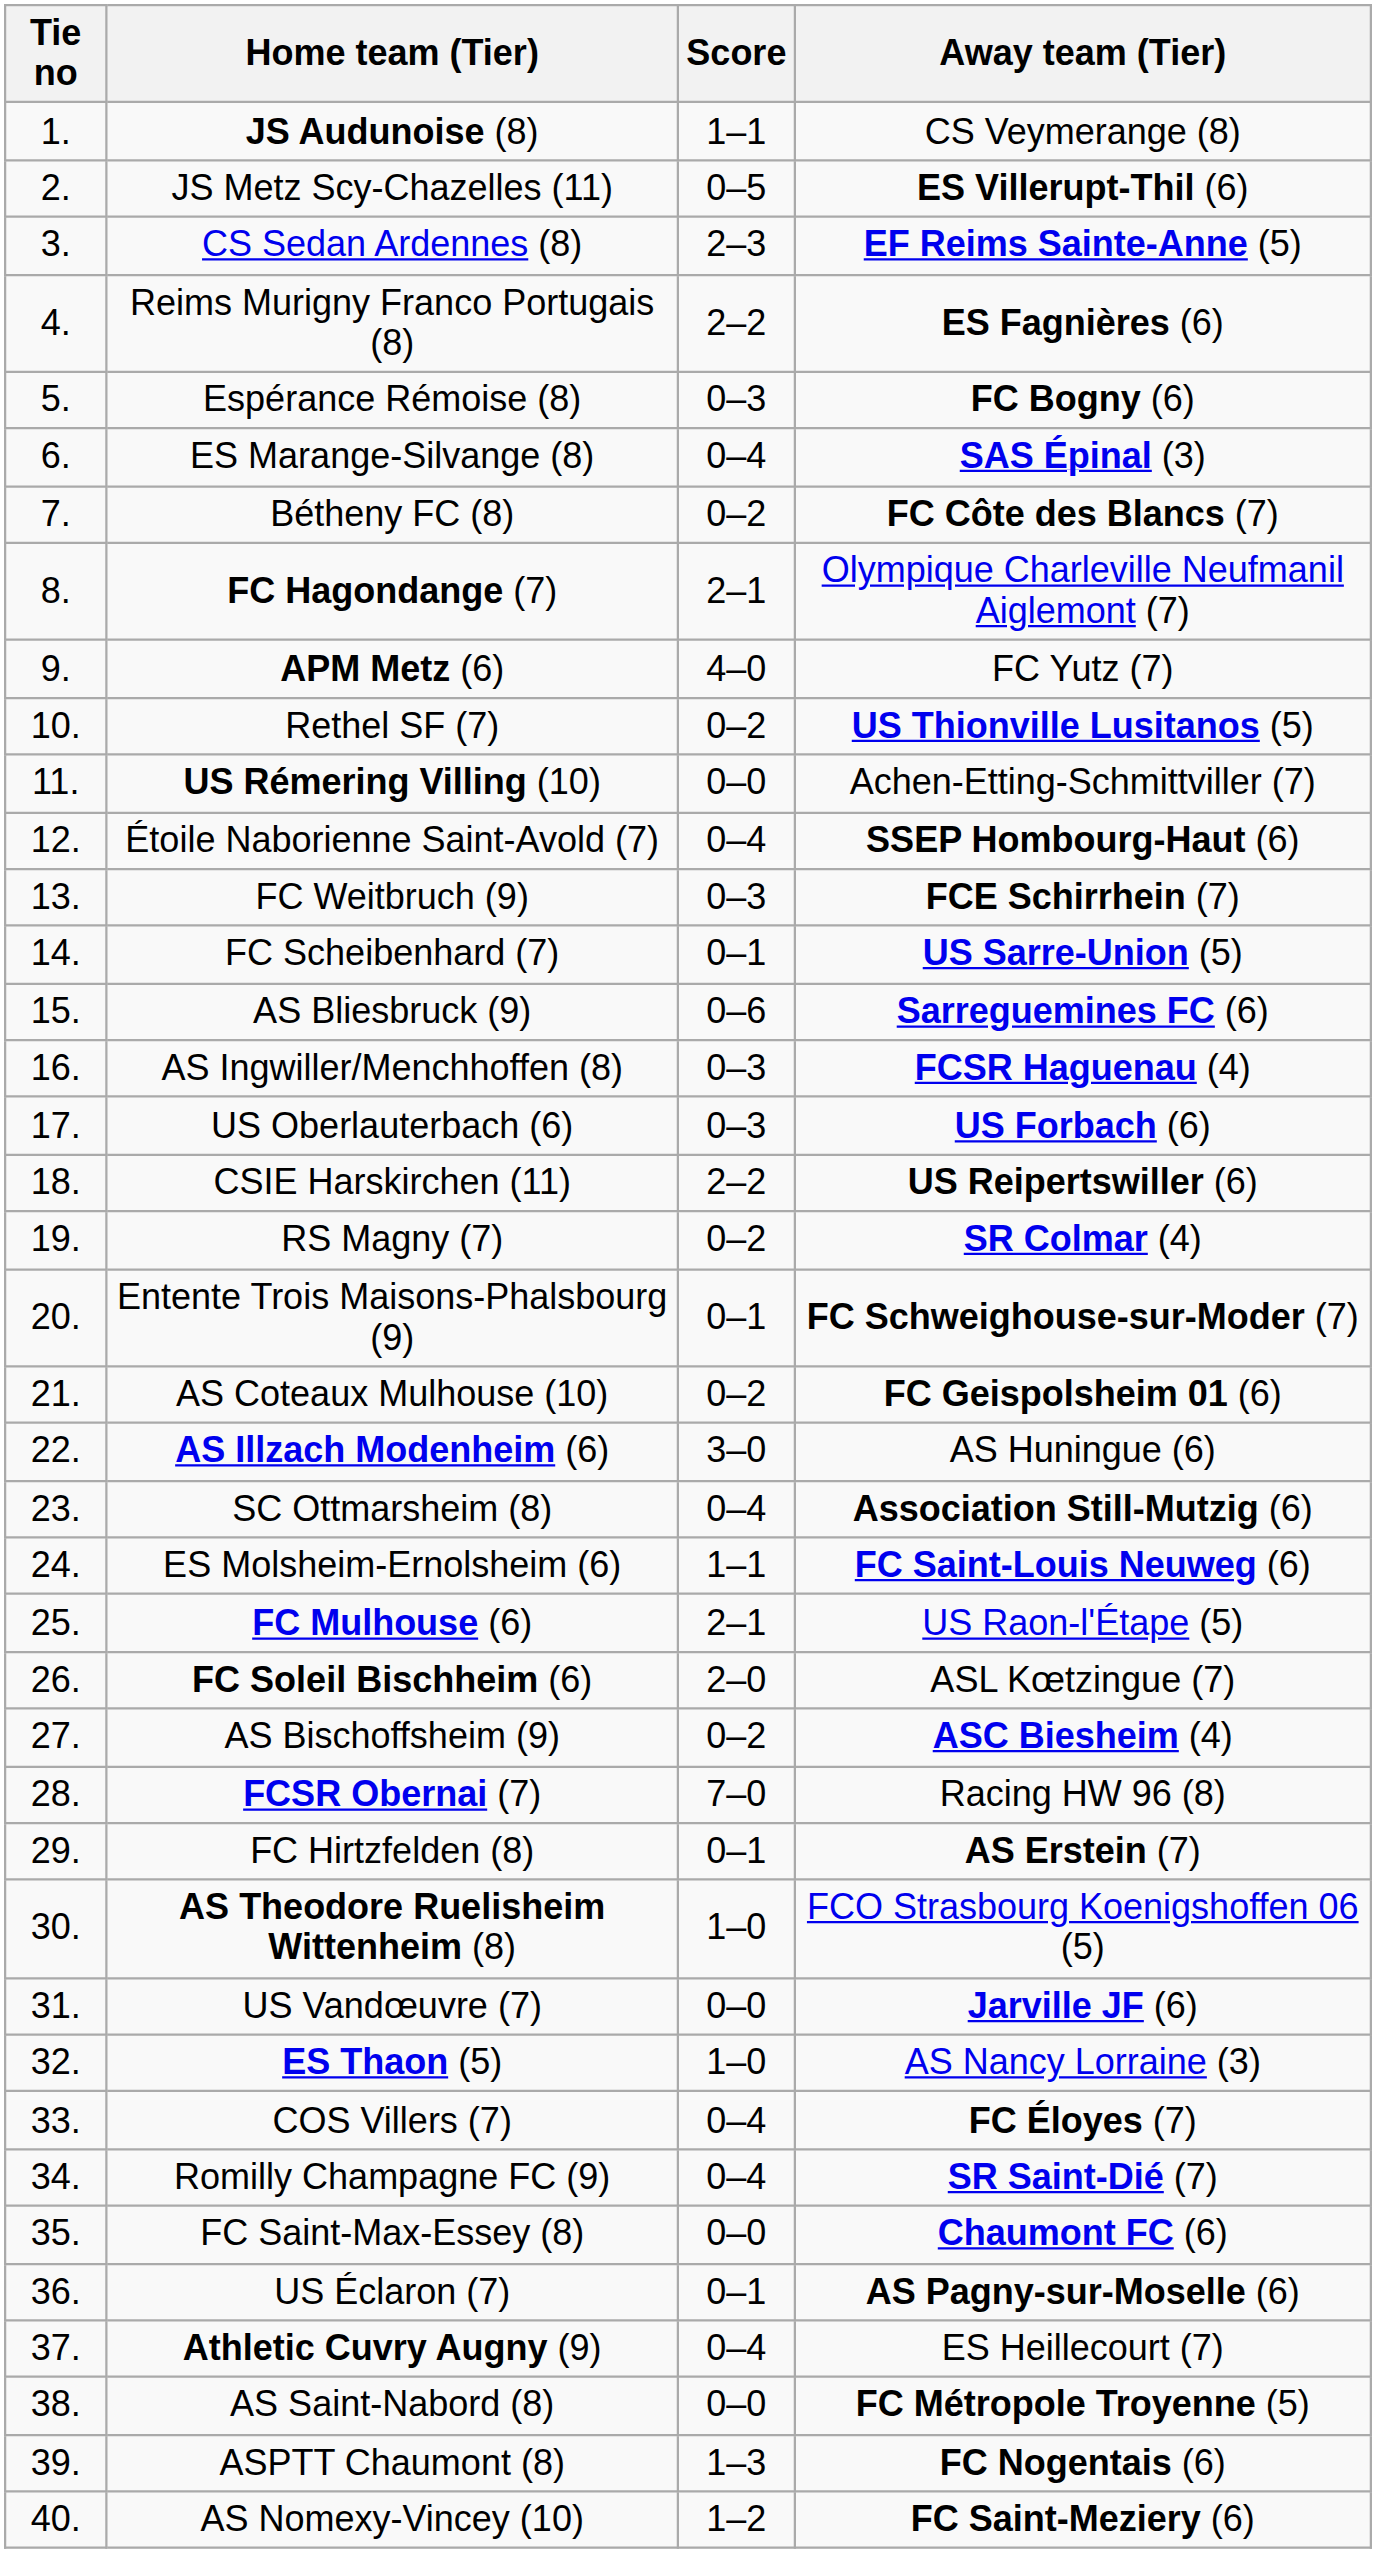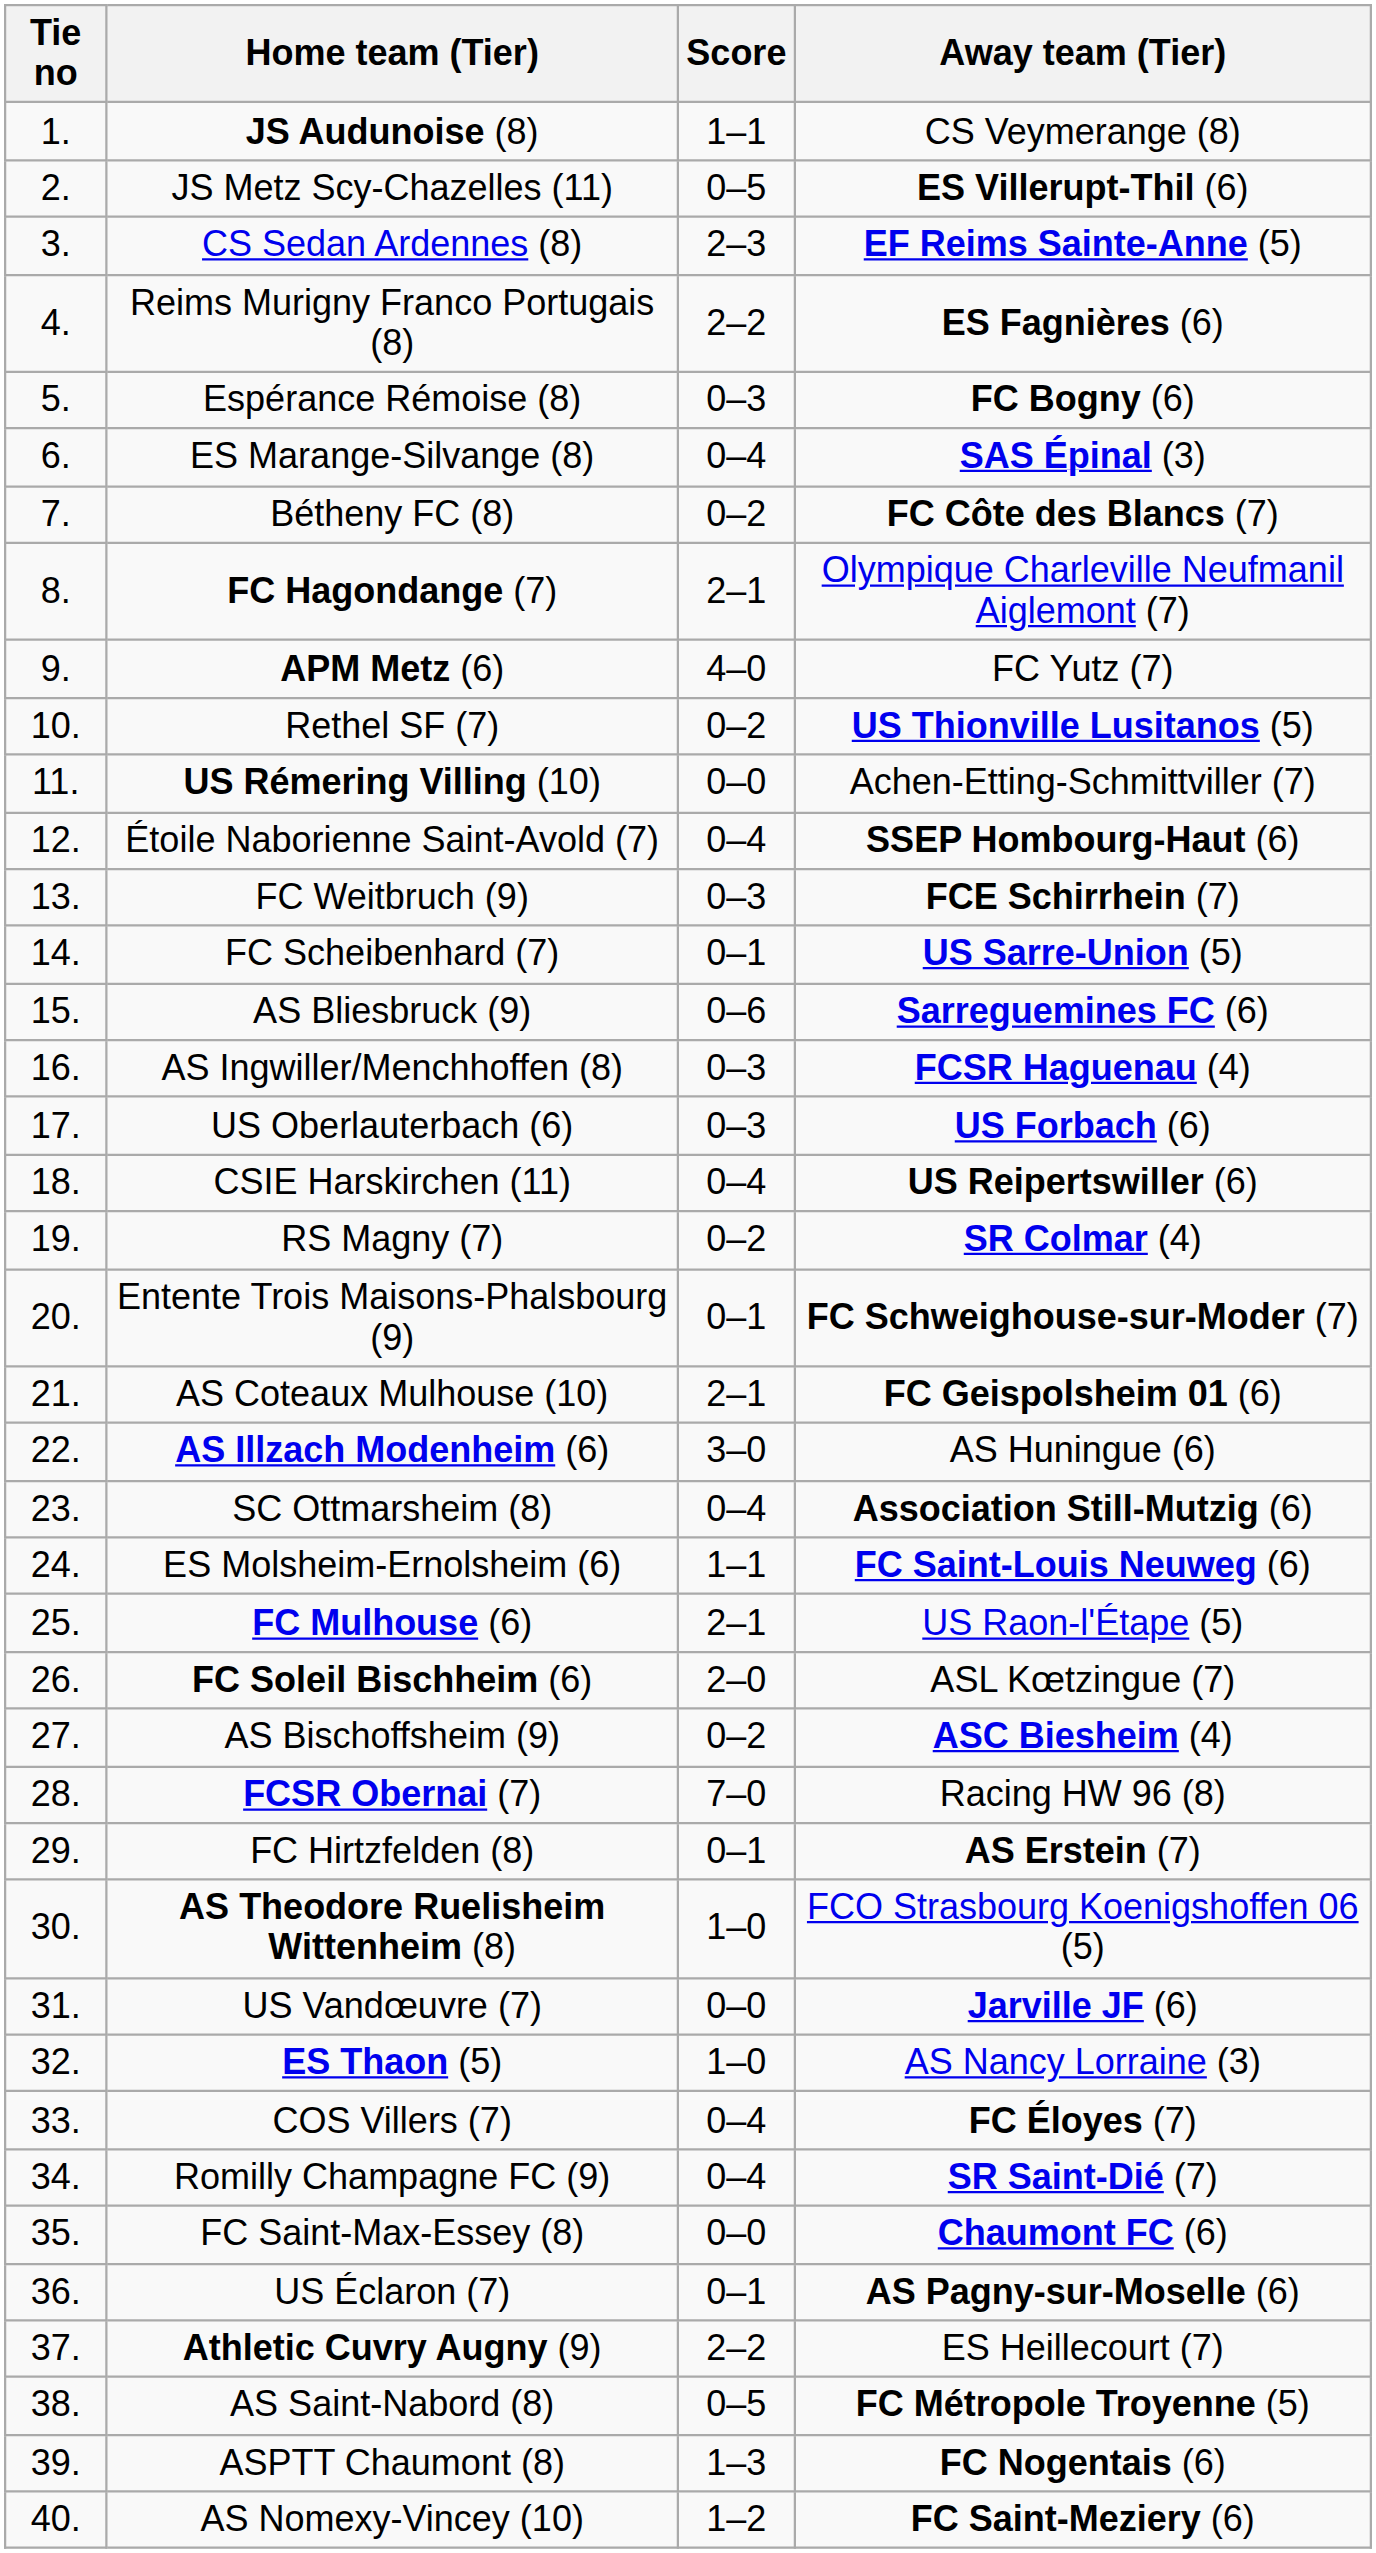(736, 1182) 2–2 -> (736, 1182) 0–4
(736, 1394) 0–2 -> (736, 1394) 2–1
(736, 2348) 0–4 -> (736, 2348) 2–2
(736, 2405) 0–0 -> (736, 2405) 0–5
